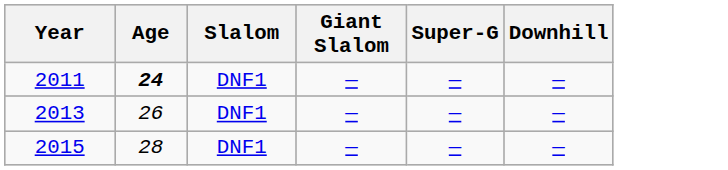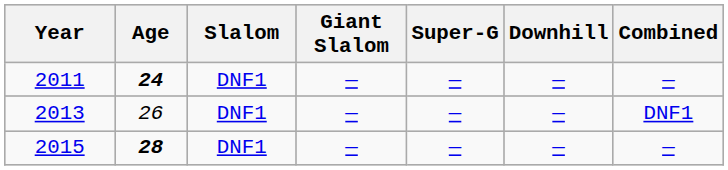+ column: (668, 34)
(151, 147) normal -> (151, 147) bold
